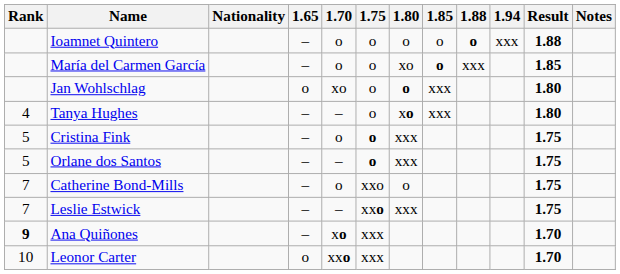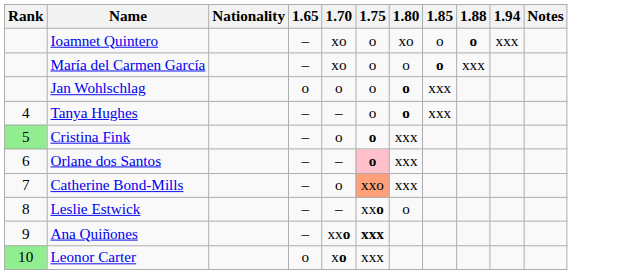- column: (548, 16)
(339, 40) o -> (339, 40) xo
(406, 40) o -> (406, 40) xo
(339, 64) o -> (339, 64) xo
(406, 64) xo -> (406, 64) o
(339, 88) xo -> (339, 88) o
(406, 112) xo -> (406, 112) o
(26, 137) no background -> (26, 137) lightgreen background
(26, 161) 5 -> (26, 161) 6
(373, 161) no background -> (373, 161) pink background
(373, 185) no background -> (373, 185) lightsalmon background
(406, 185) o -> (406, 185) xxx
(26, 209) 7 -> (26, 209) 8
(406, 209) xxx -> (406, 209) o
(26, 233) bold -> (26, 233) normal
(339, 233) xo -> (339, 233) xxo
(373, 233) normal -> (373, 233) bold
(26, 257) no background -> (26, 257) lightgreen background
(339, 257) xxo -> (339, 257) xo
